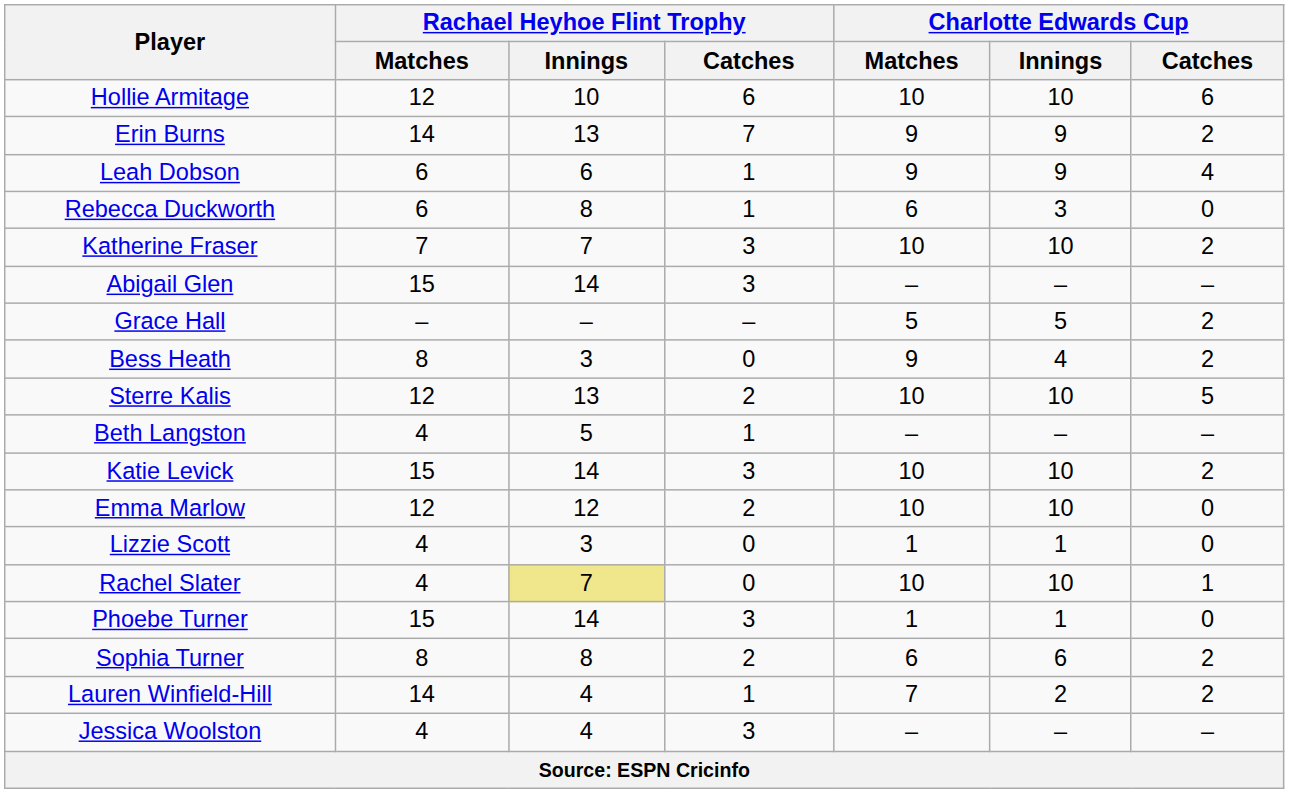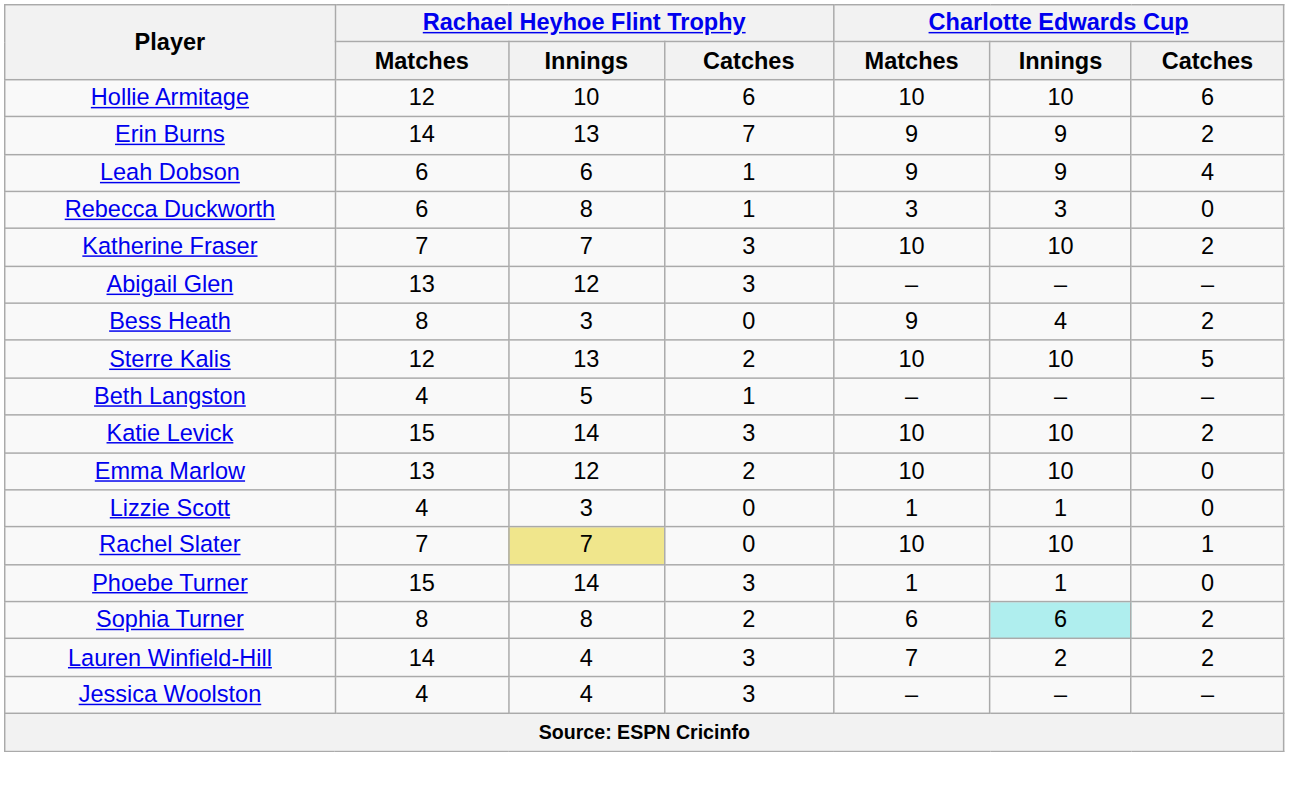(912, 209) 6 -> (912, 209) 3
(422, 284) 15 -> (422, 284) 13
(586, 284) 14 -> (586, 284) 12
- row: (170, 321)
(422, 508) 12 -> (422, 470) 13
(422, 582) 4 -> (422, 545) 7
(1060, 657) no background -> (1060, 619) paleturquoise background
(749, 694) 1 -> (749, 657) 3
